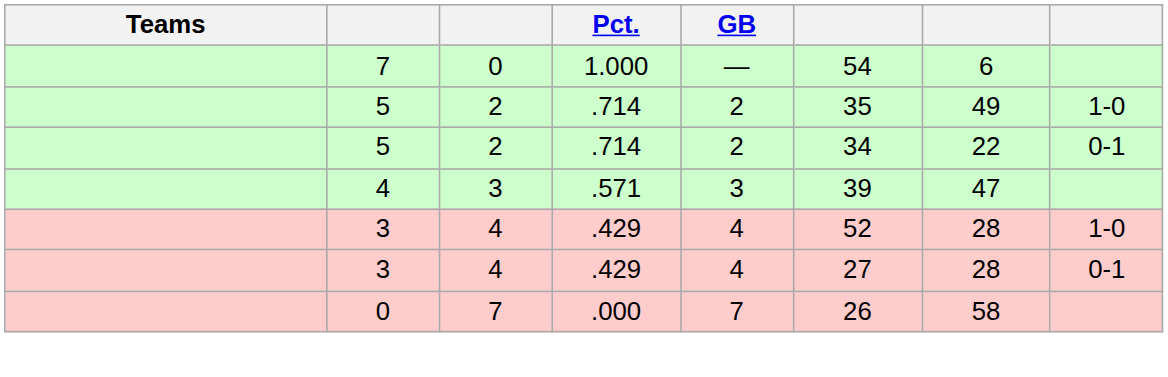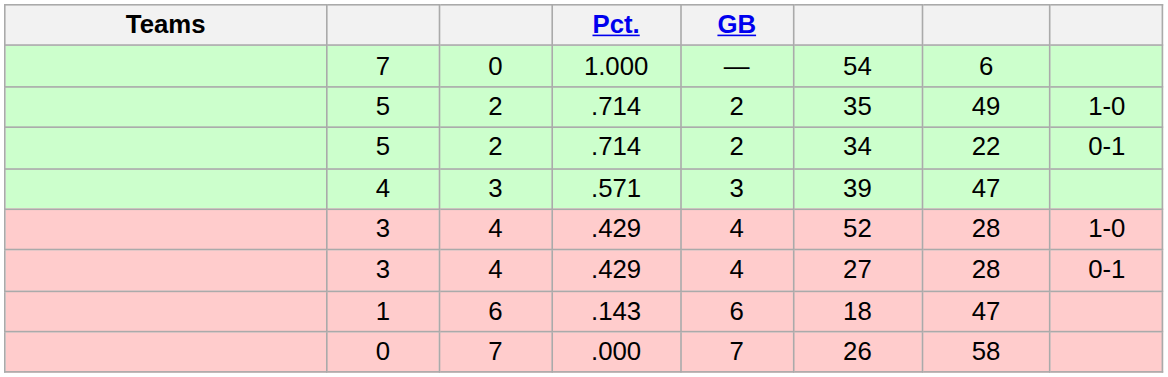+ row: (383, 310)
